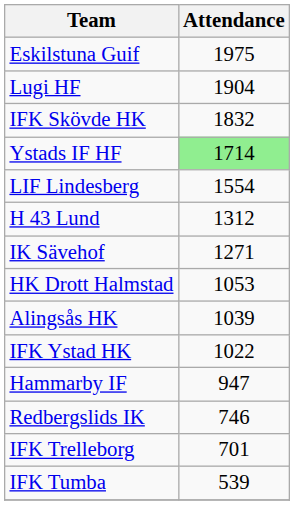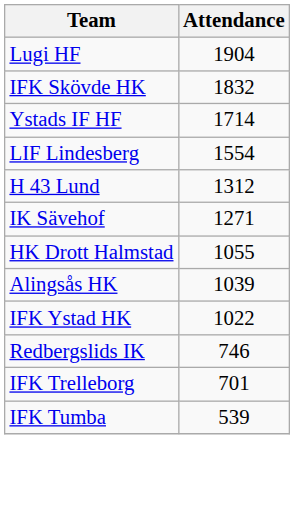- row: (74, 53)
(234, 152) lightgreen background -> (234, 119) no background
(234, 284) 1053 -> (234, 251) 1055
- row: (68, 383)
